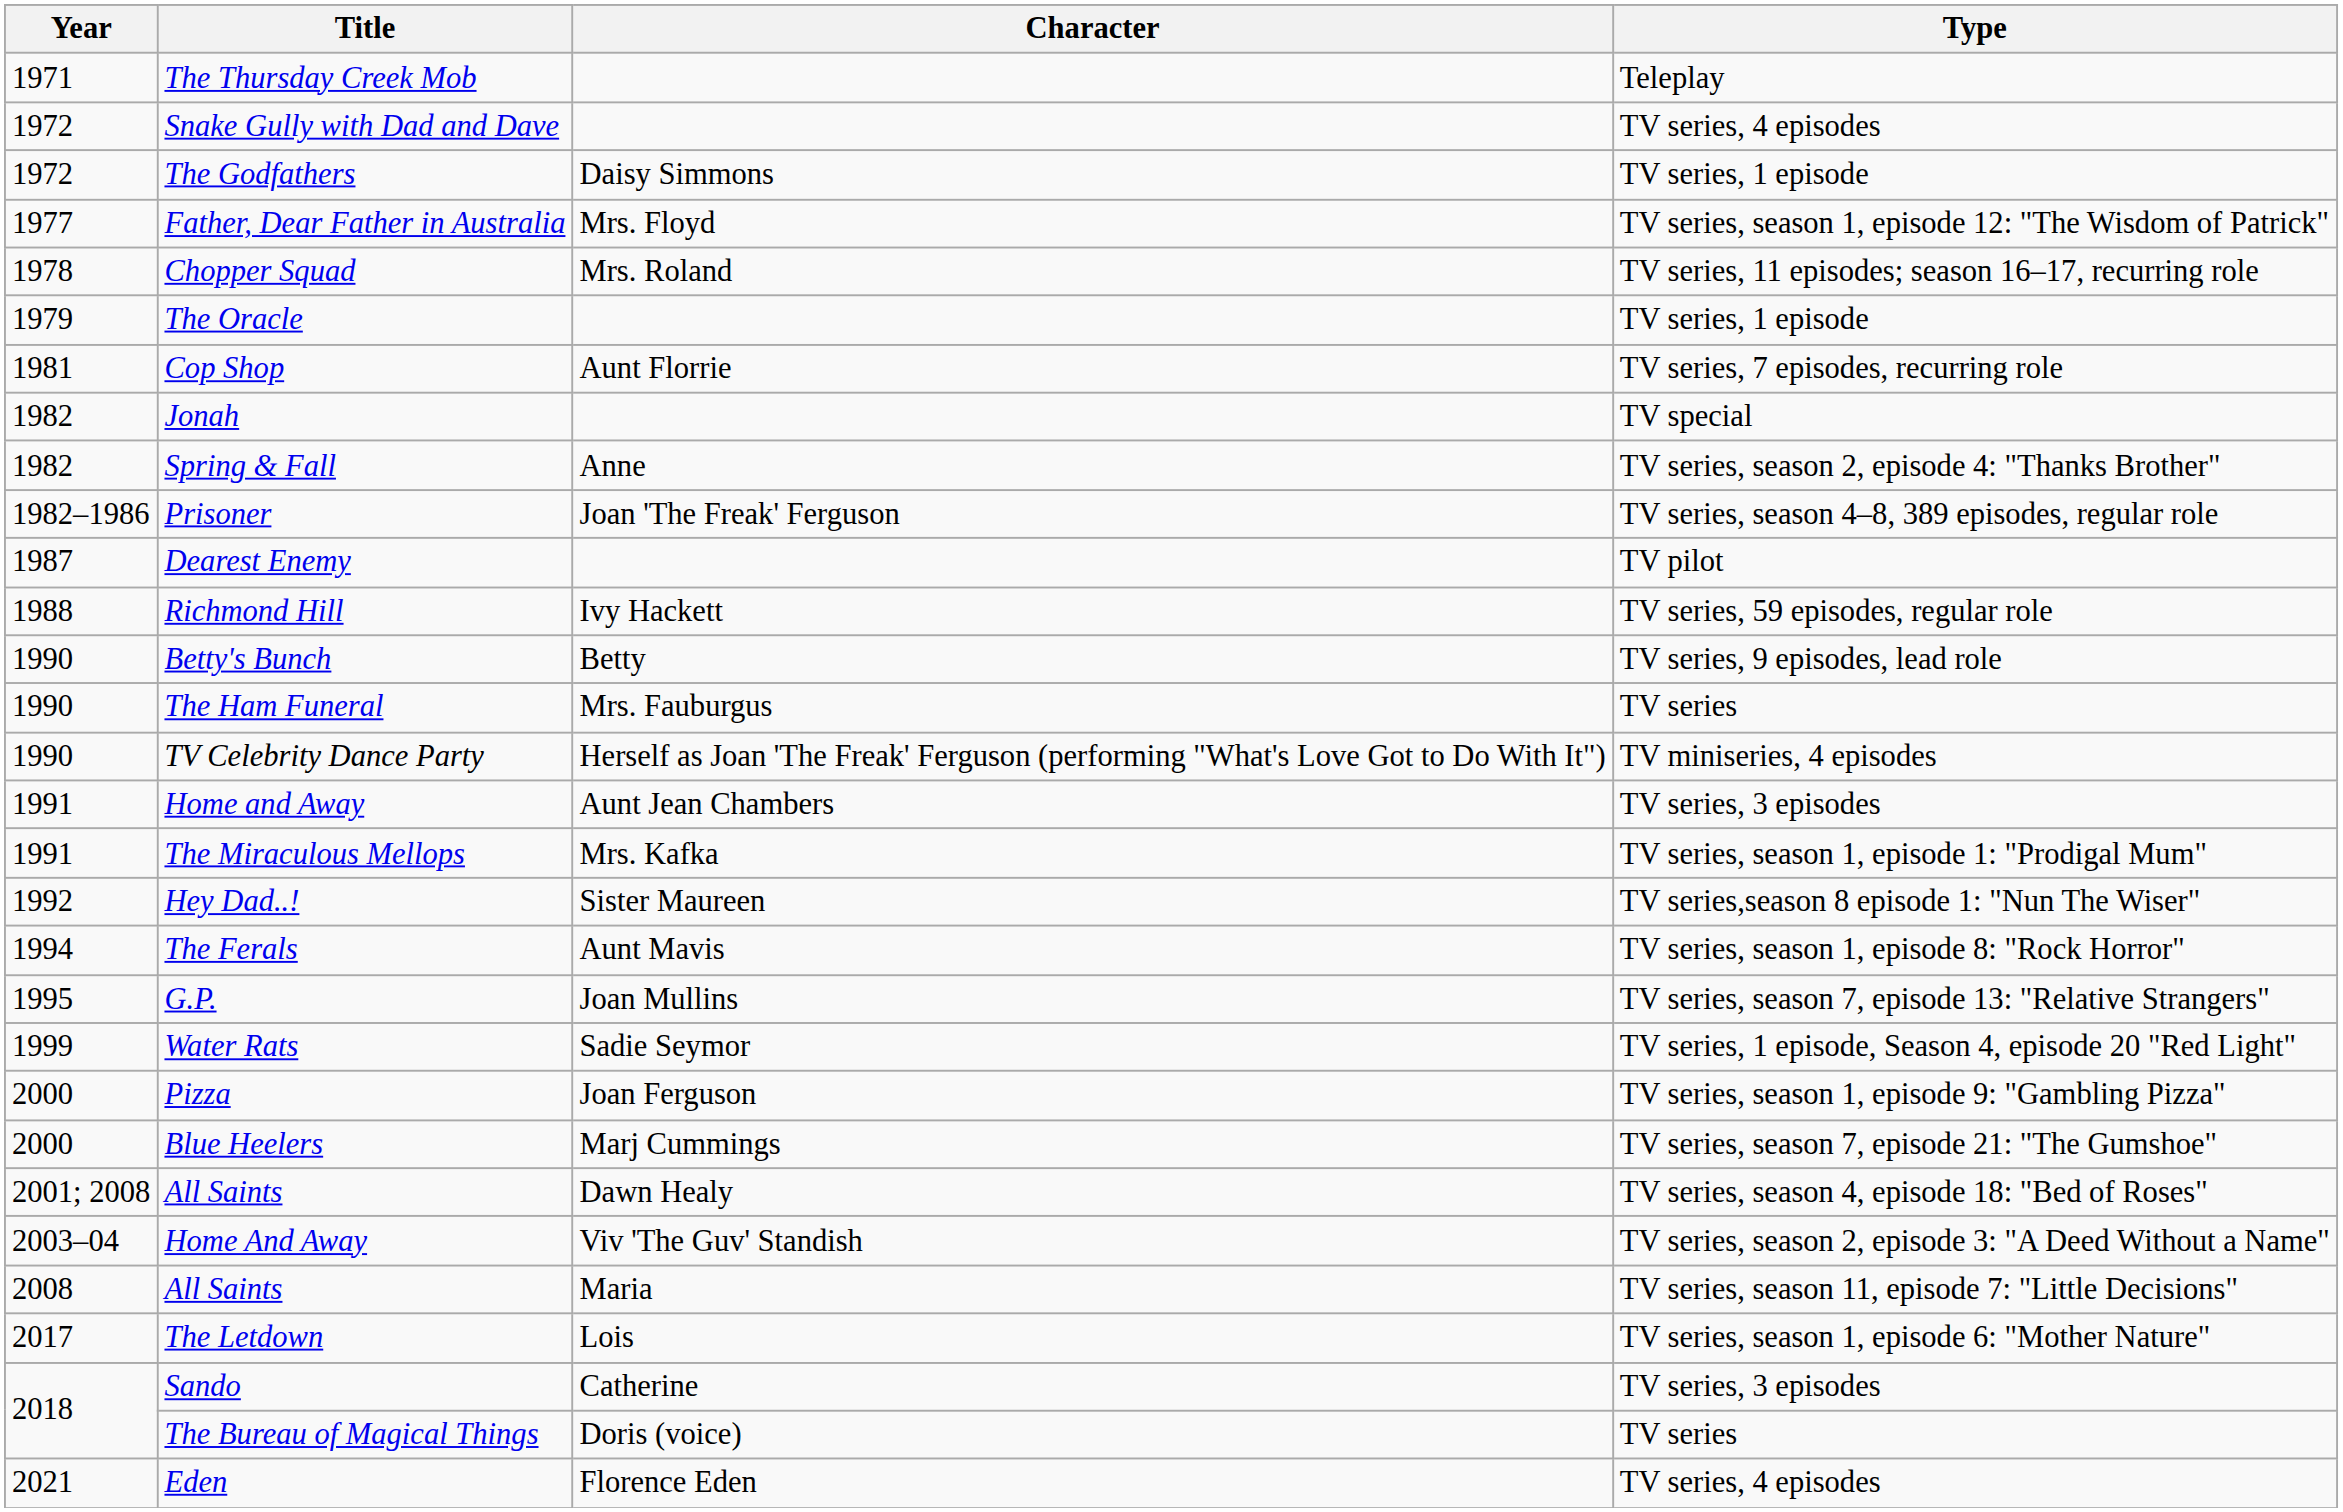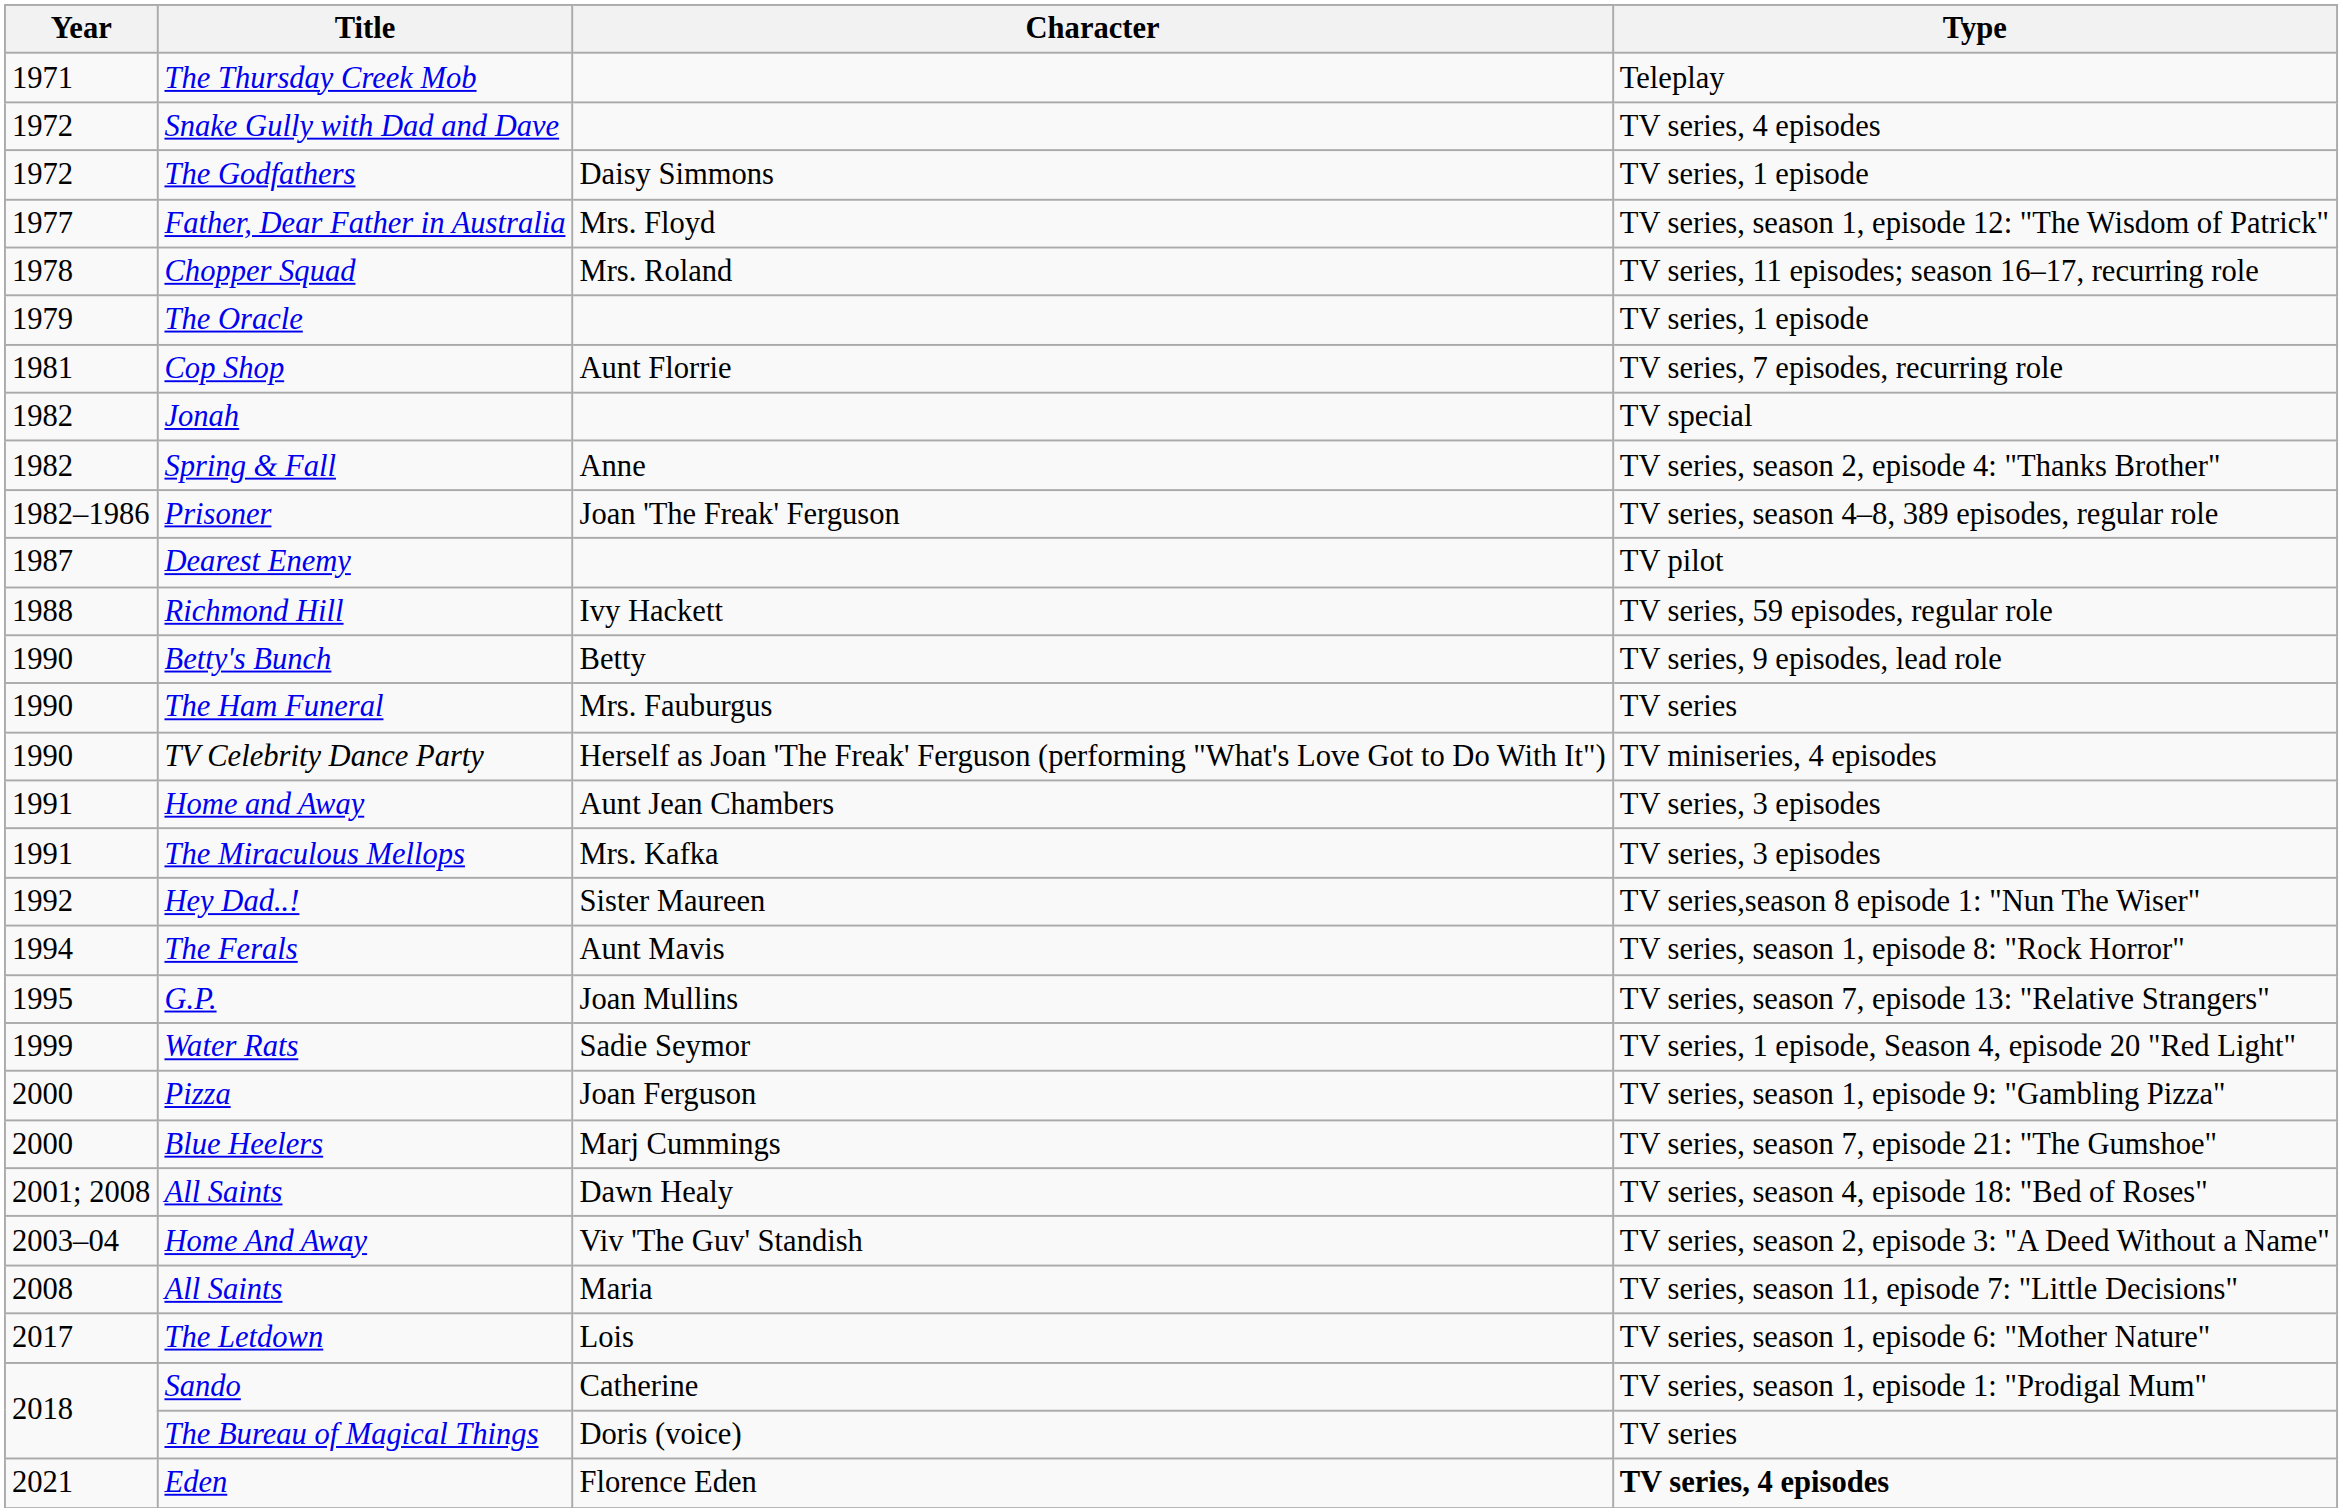(1913, 852) TV series, season 1, episode 1: "Prodigal Mum" -> (1750, 852) TV series, 3 episodes
(1750, 1385) TV series, 3 episodes -> (1913, 1385) TV series, season 1, episode 1: "Prodigal Mum"
(1750, 1482) normal -> (1754, 1482) bold
